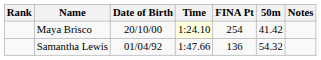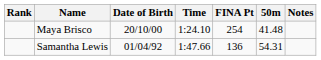(194, 30) lightyellow background -> (194, 30) no background
(271, 30) 41.42 -> (271, 30) 41.48
(271, 47) 54.32 -> (271, 47) 54.31
